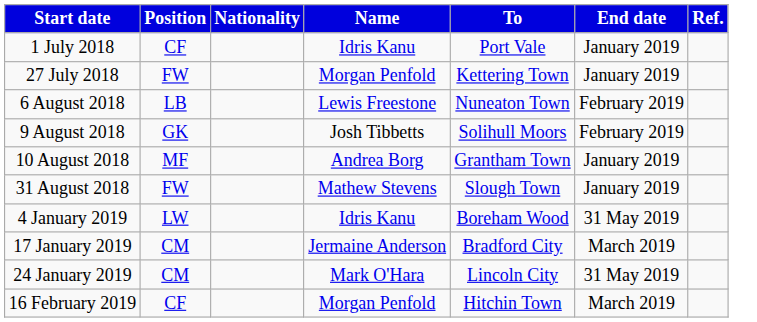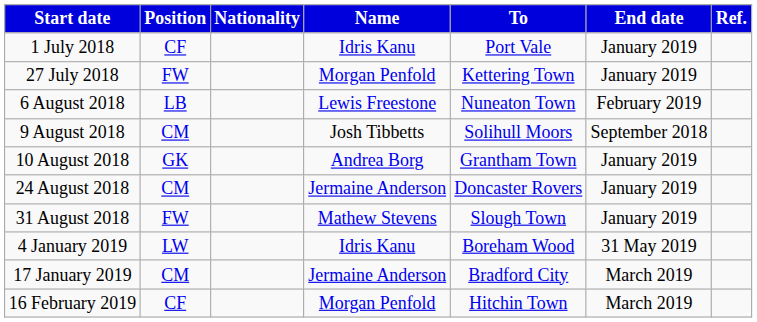(175, 132) GK -> (175, 132) CM
(632, 132) February 2019 -> (649, 132) September 2018
(175, 160) MF -> (175, 160) GK
+ row: (72, 189)
- row: (72, 274)
